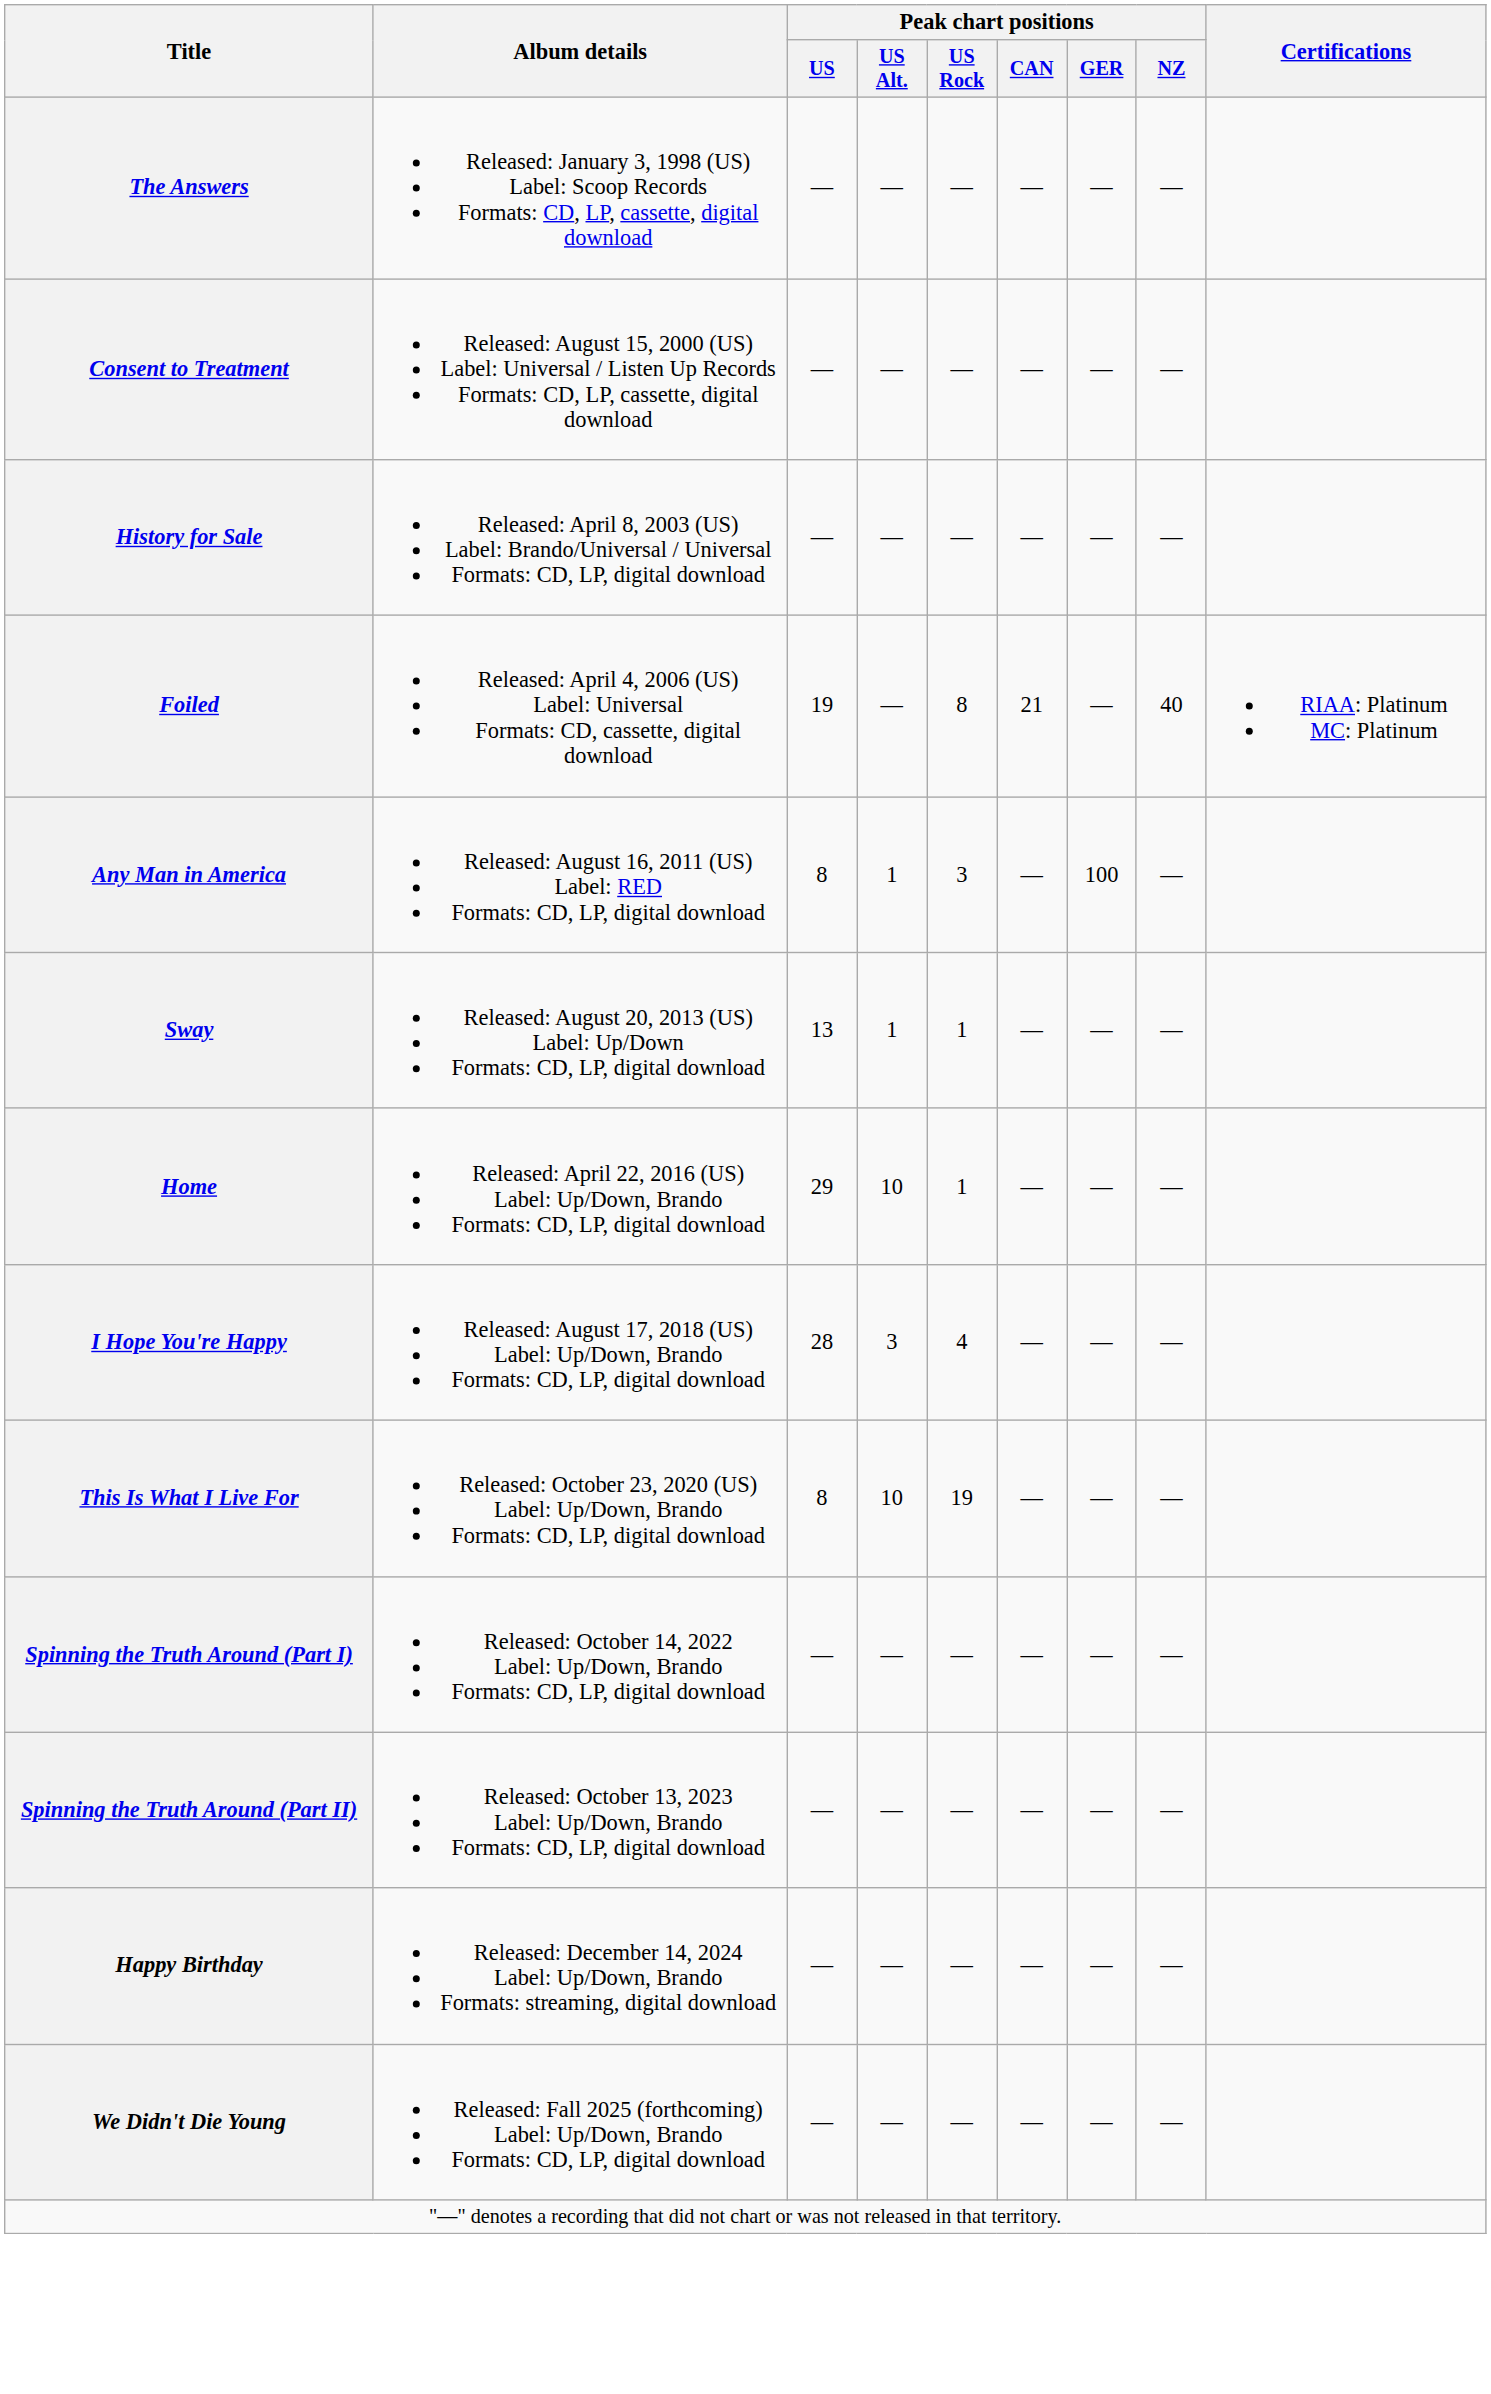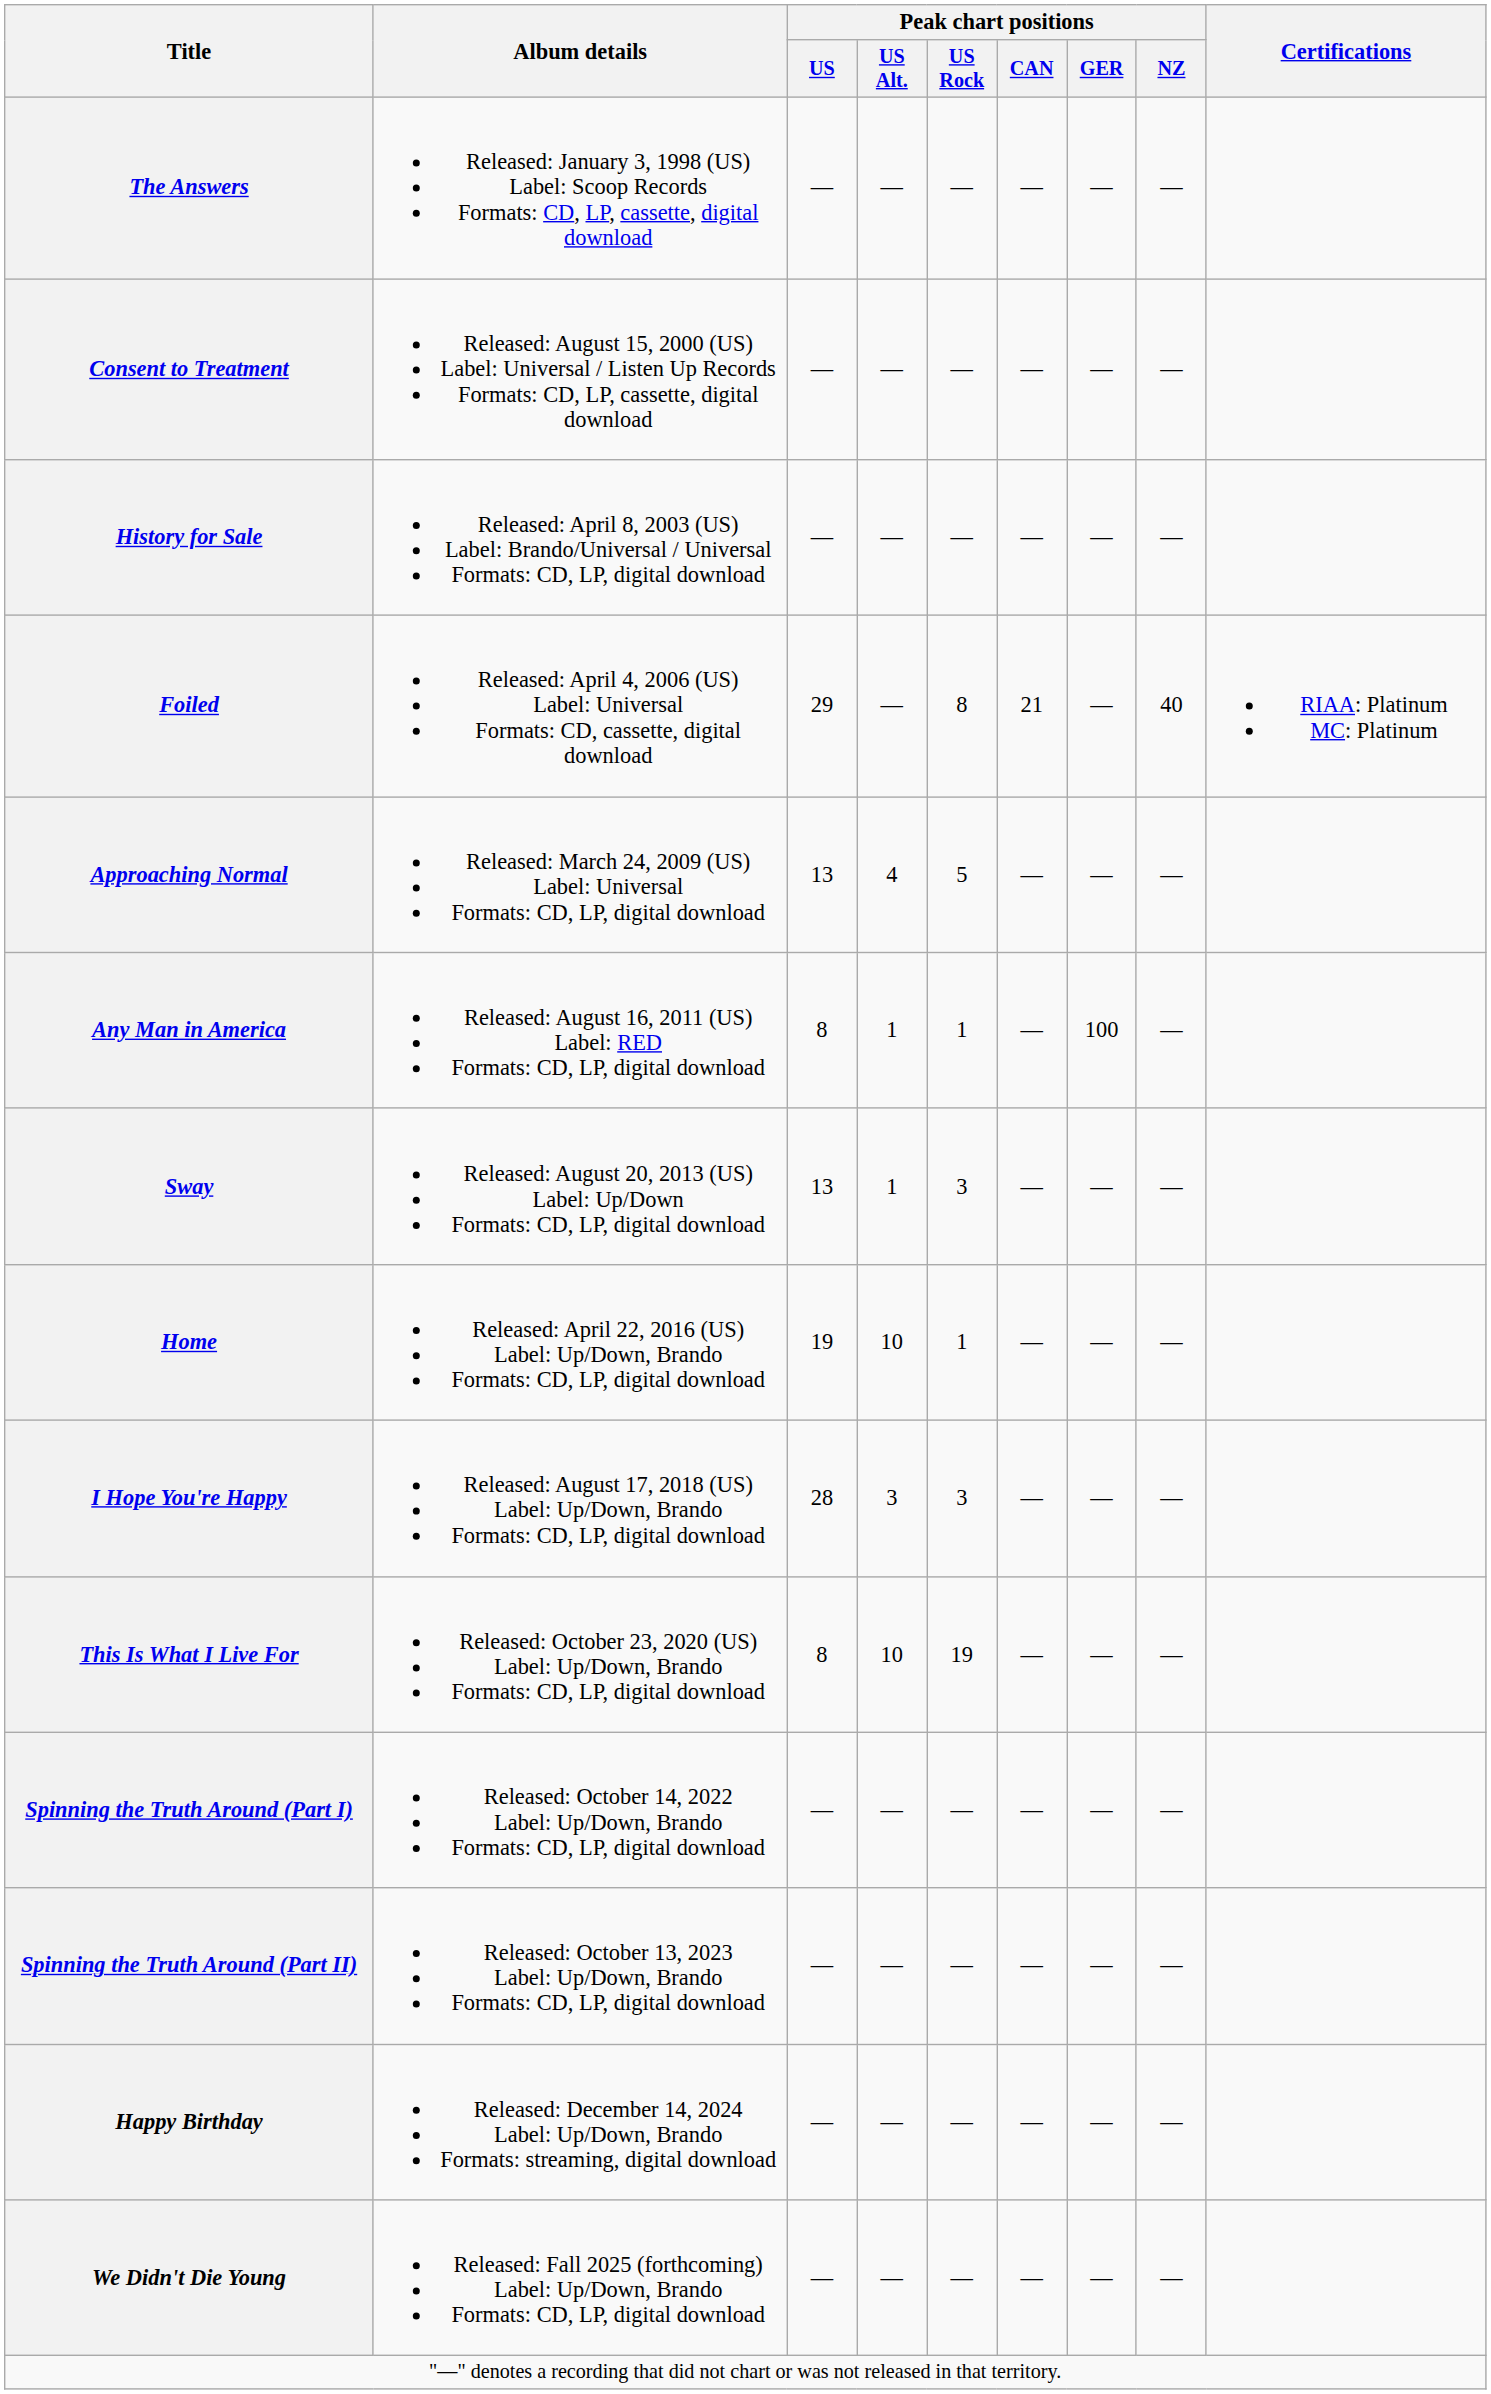(822, 705) 19 -> (822, 705) 29
+ row: (189, 874)
(962, 874) 3 -> (962, 1030) 1
(962, 1030) 1 -> (962, 1186) 3
(822, 1186) 29 -> (822, 1342) 19
(962, 1342) 4 -> (962, 1498) 3
